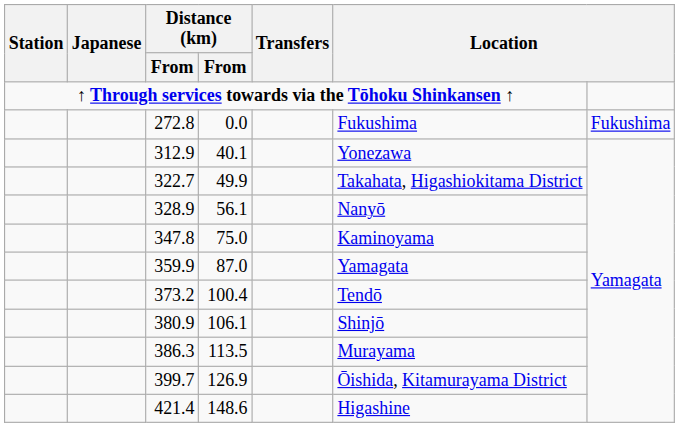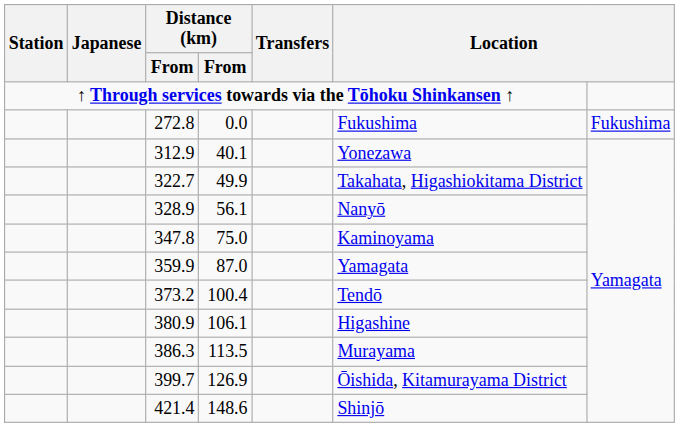(361, 323) Shinjō -> (374, 323) Higashine
(374, 408) Higashine -> (361, 408) Shinjō
